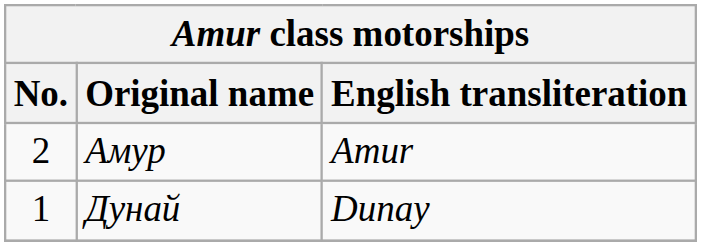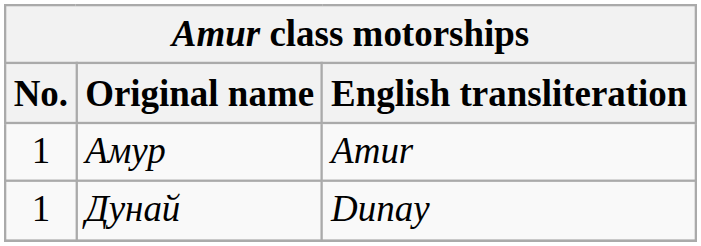(41, 151) 2 -> (41, 151) 1
